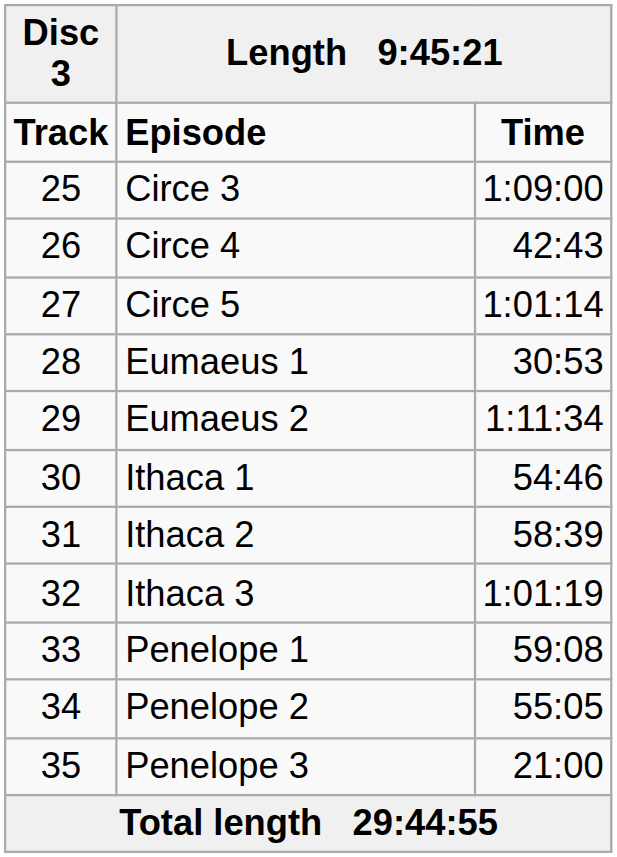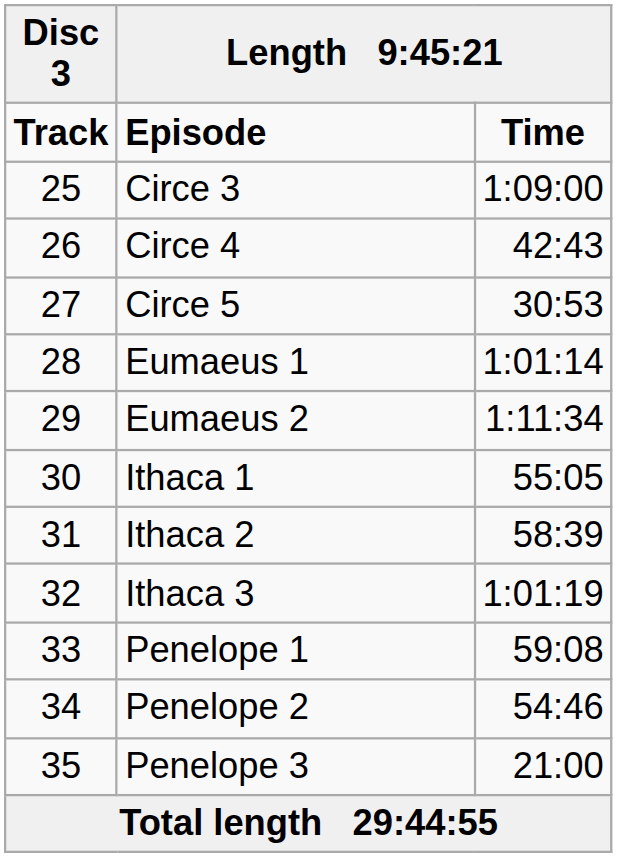(543, 304) 1:01:14 -> (558, 304) 30:53
(558, 362) 30:53 -> (543, 362) 1:01:14
(558, 477) 54:46 -> (558, 477) 55:05
(558, 707) 55:05 -> (558, 707) 54:46
